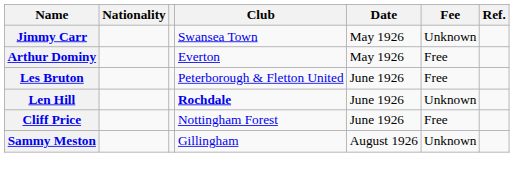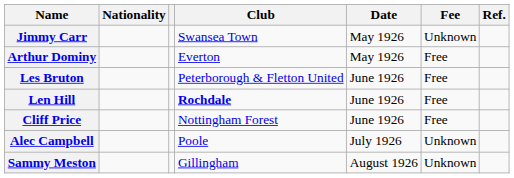(450, 99) Unknown -> (436, 99) Free
+ row: (52, 141)
